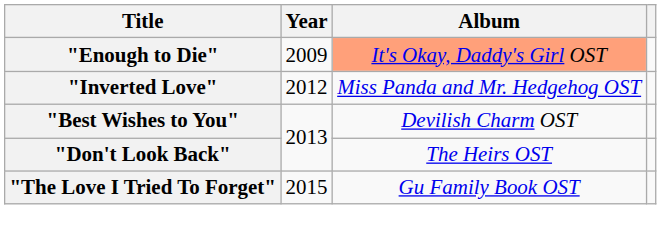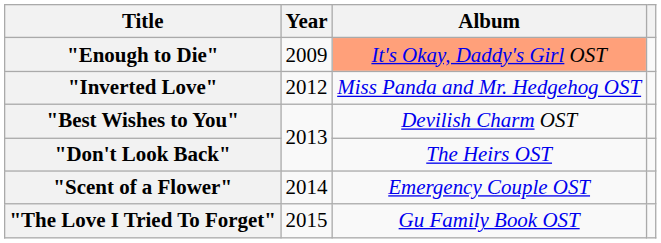+ row: (143, 187)
